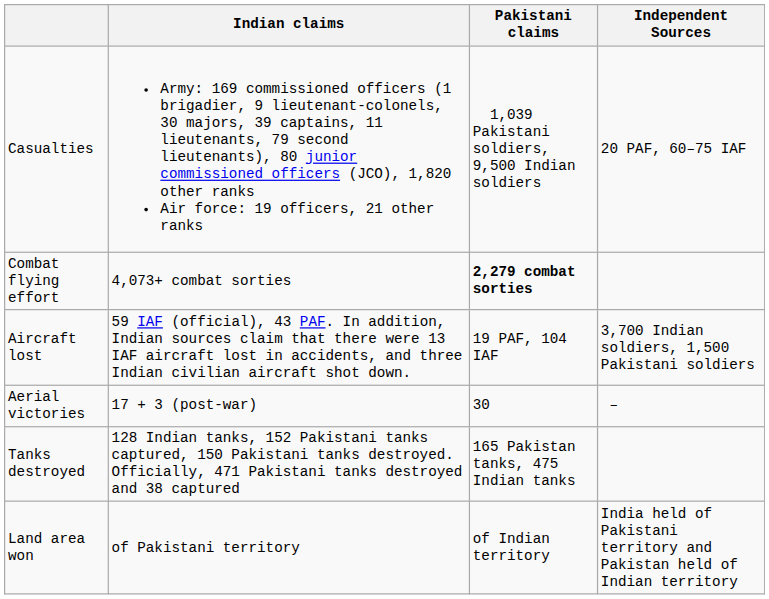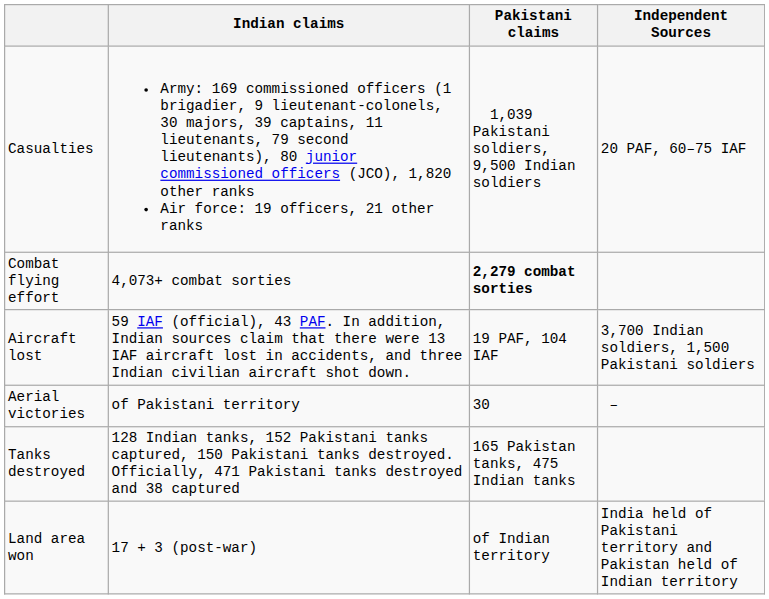(184, 405) 17 + 3 (post-war) -> (206, 405) of Pakistani territory
(206, 547) of Pakistani territory -> (184, 547) 17 + 3 (post-war)
